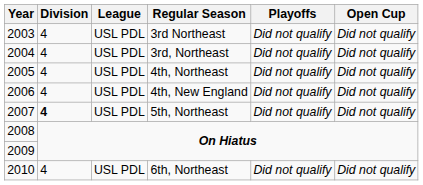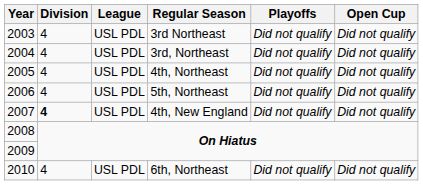(199, 92) 4th, New England -> (189, 92) 5th, Northeast
(189, 111) 5th, Northeast -> (199, 111) 4th, New England
